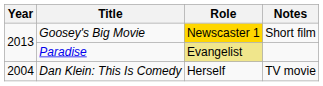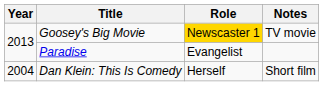(291, 33) Short film -> (291, 33) TV movie
(215, 52) khaki background -> (215, 52) no background
(291, 71) TV movie -> (291, 71) Short film
